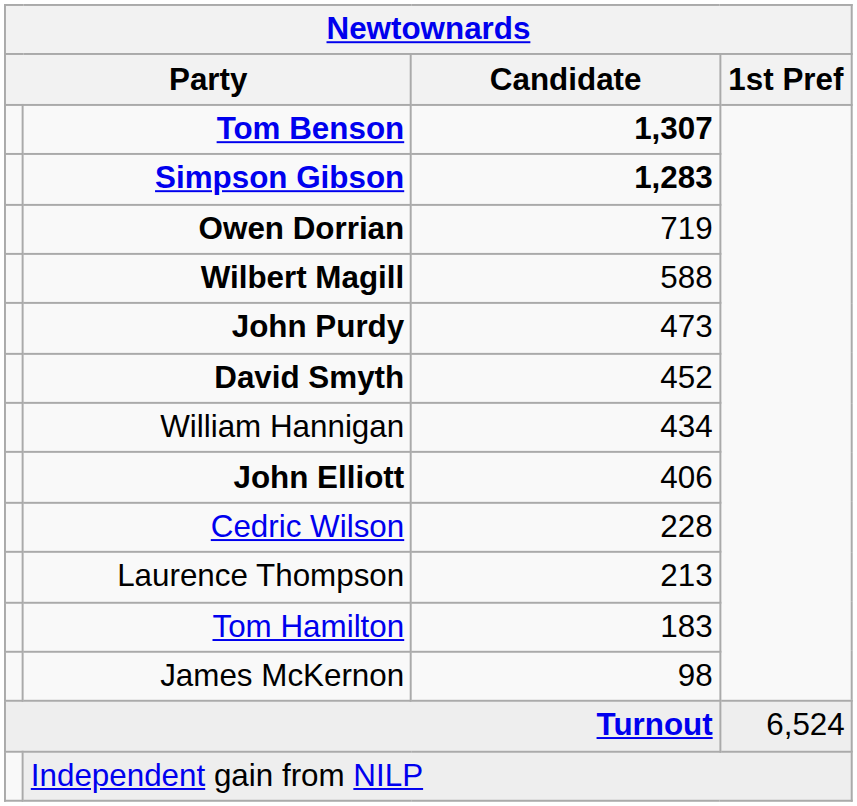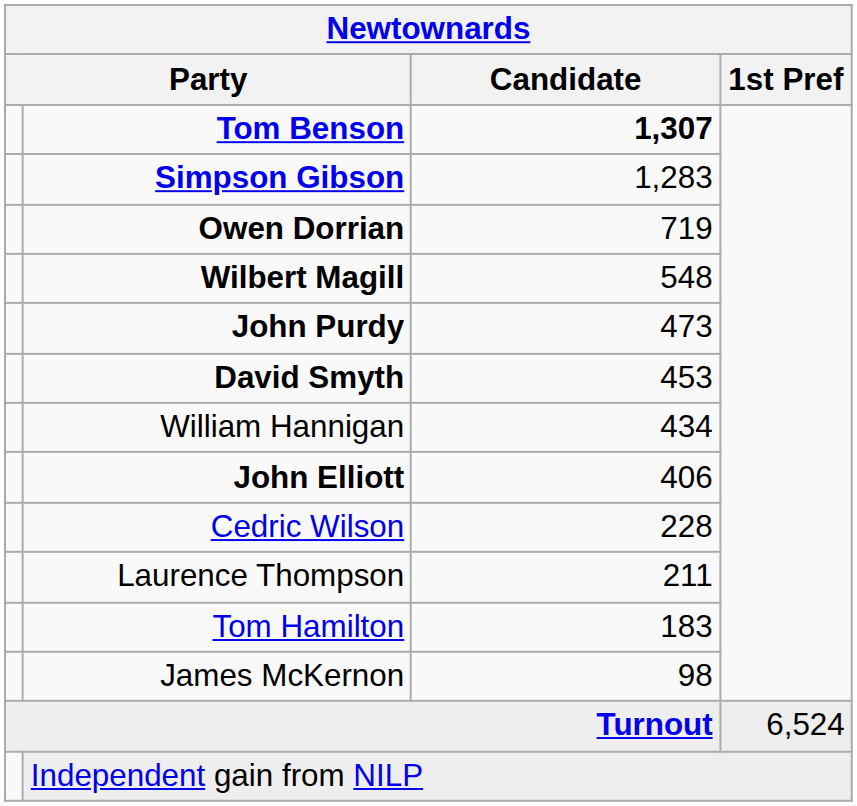(673, 178) bold -> (673, 178) normal
(686, 278) 588 -> (686, 278) 548
(686, 377) 452 -> (686, 377) 453
(686, 576) 213 -> (688, 576) 211
